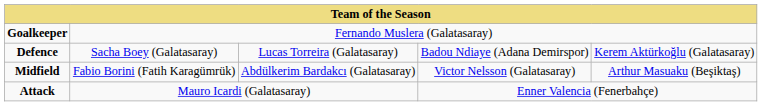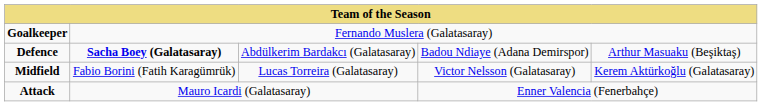(154, 52) normal -> (154, 52) bold
(328, 52) Lucas Torreira (Galatasaray) -> (328, 52) Abdülkerim Bardakcı (Galatasaray)
(674, 52) Kerem Aktürkoğlu (Galatasaray) -> (674, 52) Arthur Masuaku (Beşiktaş)
(328, 71) Abdülkerim Bardakcı (Galatasaray) -> (328, 71) Lucas Torreira (Galatasaray)
(674, 71) Arthur Masuaku (Beşiktaş) -> (674, 71) Kerem Aktürkoğlu (Galatasaray)
